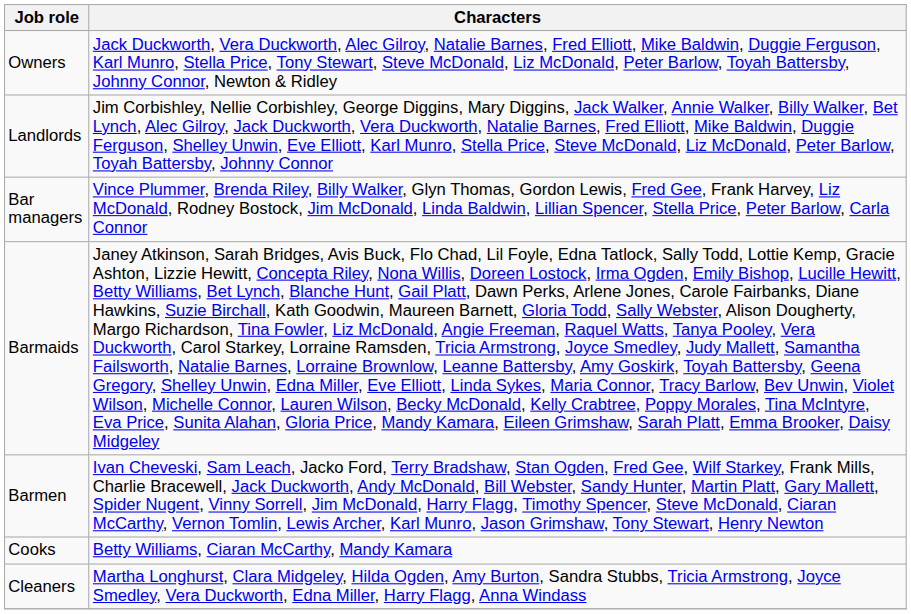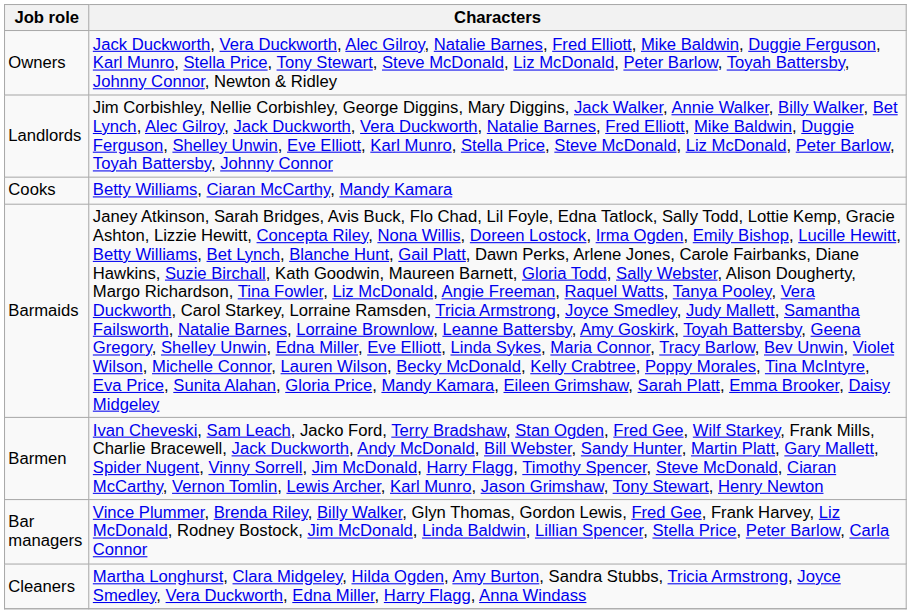rows swapped: (45, 209) <-> (32, 550)
